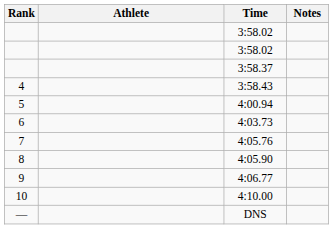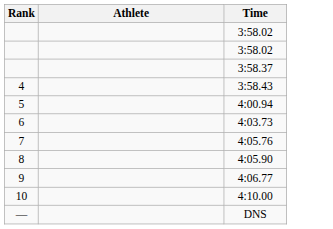- column: (307, 13)
